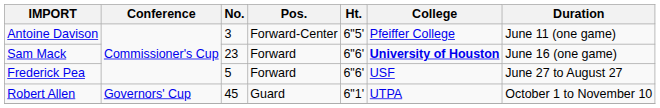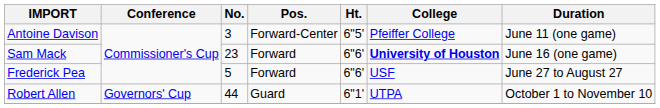(231, 93) 45 -> (231, 93) 44
